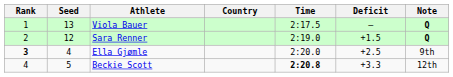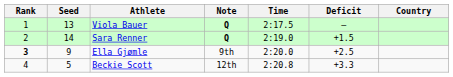columns swapped: (240, 11) <-> (427, 11)
(69, 38) 12 -> (69, 38) 14
(69, 52) 4 -> (69, 52) 9
(305, 65) bold -> (278, 65) normal
